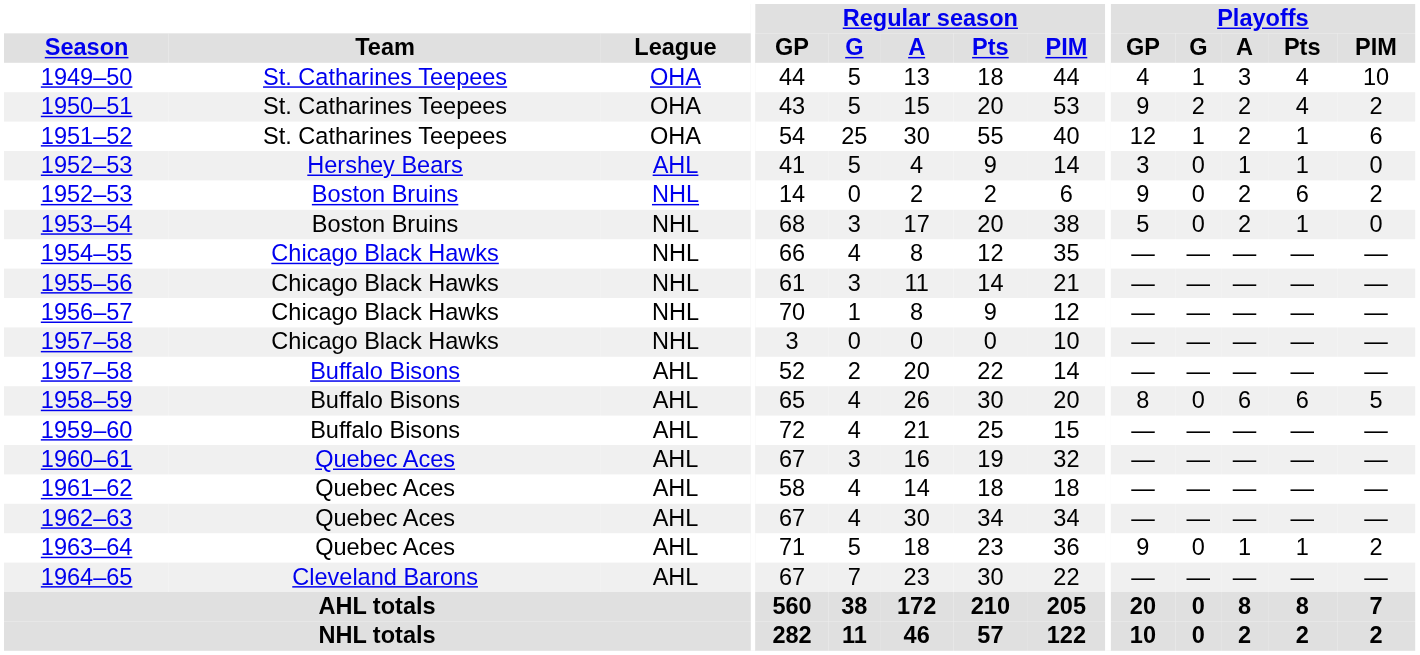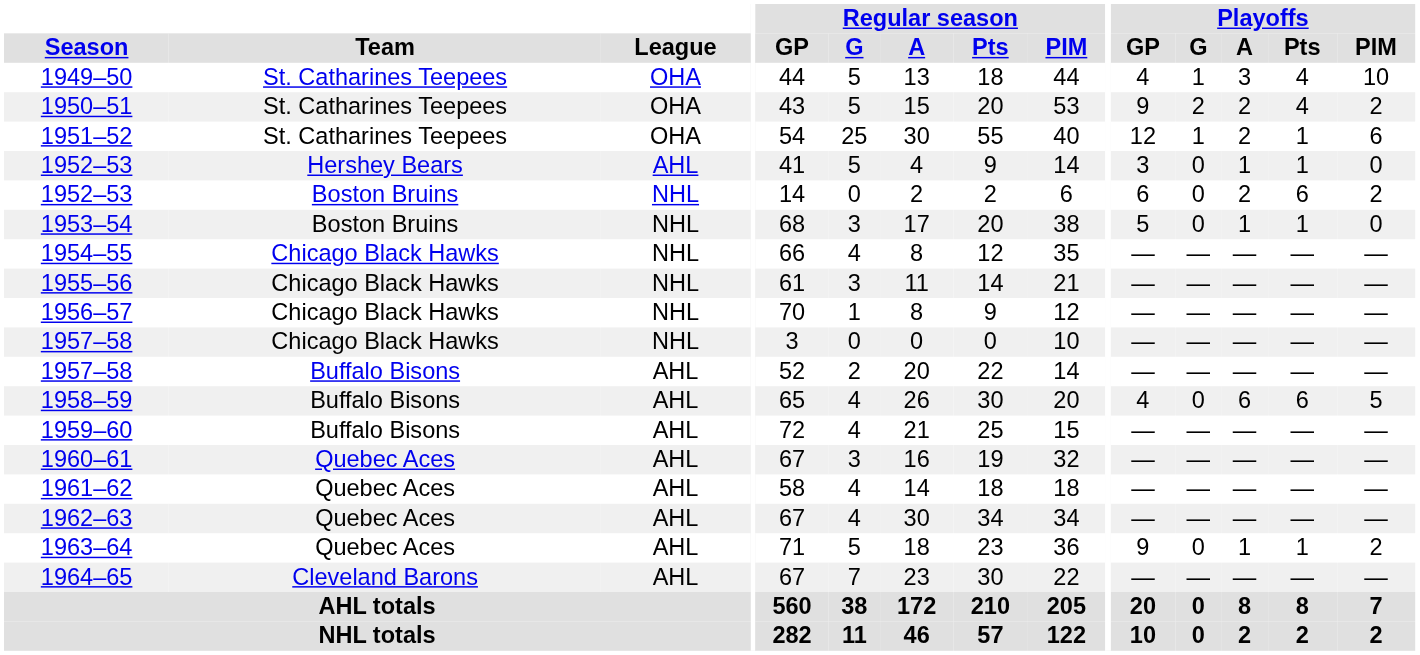(1143, 194) 9 -> (1143, 194) 6
(1245, 224) 2 -> (1245, 224) 1
(1143, 400) 8 -> (1143, 400) 4
